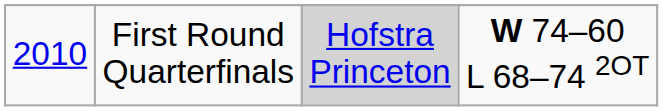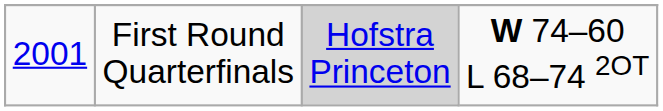(50, 54) 2010 -> (50, 54) 2001
